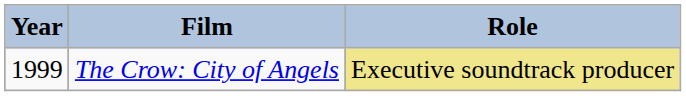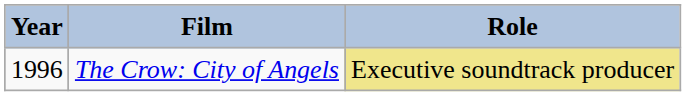(37, 68) 1999 -> (37, 68) 1996
